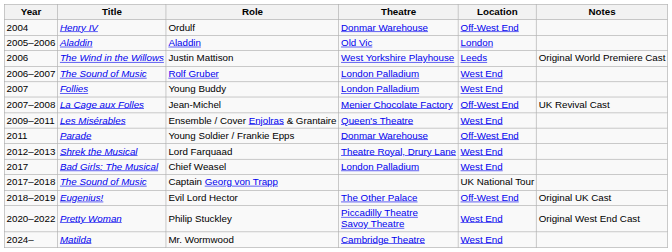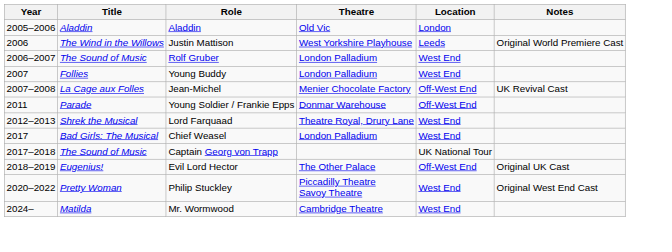- row: (182, 27)
- row: (252, 120)
